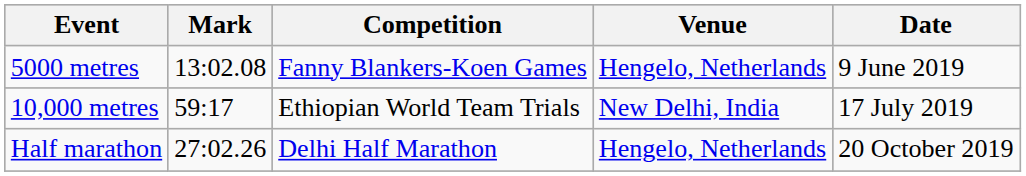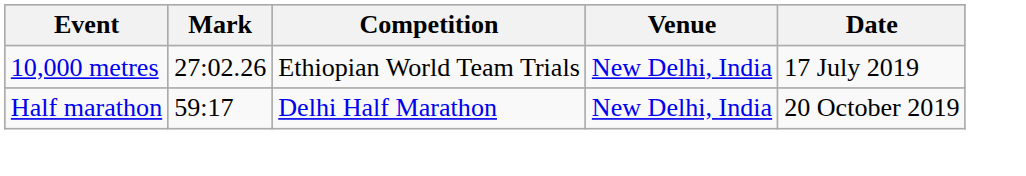- row: (75, 66)
(204, 107) 59:17 -> (220, 66) 27:02.26
(220, 149) 27:02.26 -> (204, 107) 59:17
(713, 149) Hengelo, Netherlands -> (682, 107) New Delhi, India
